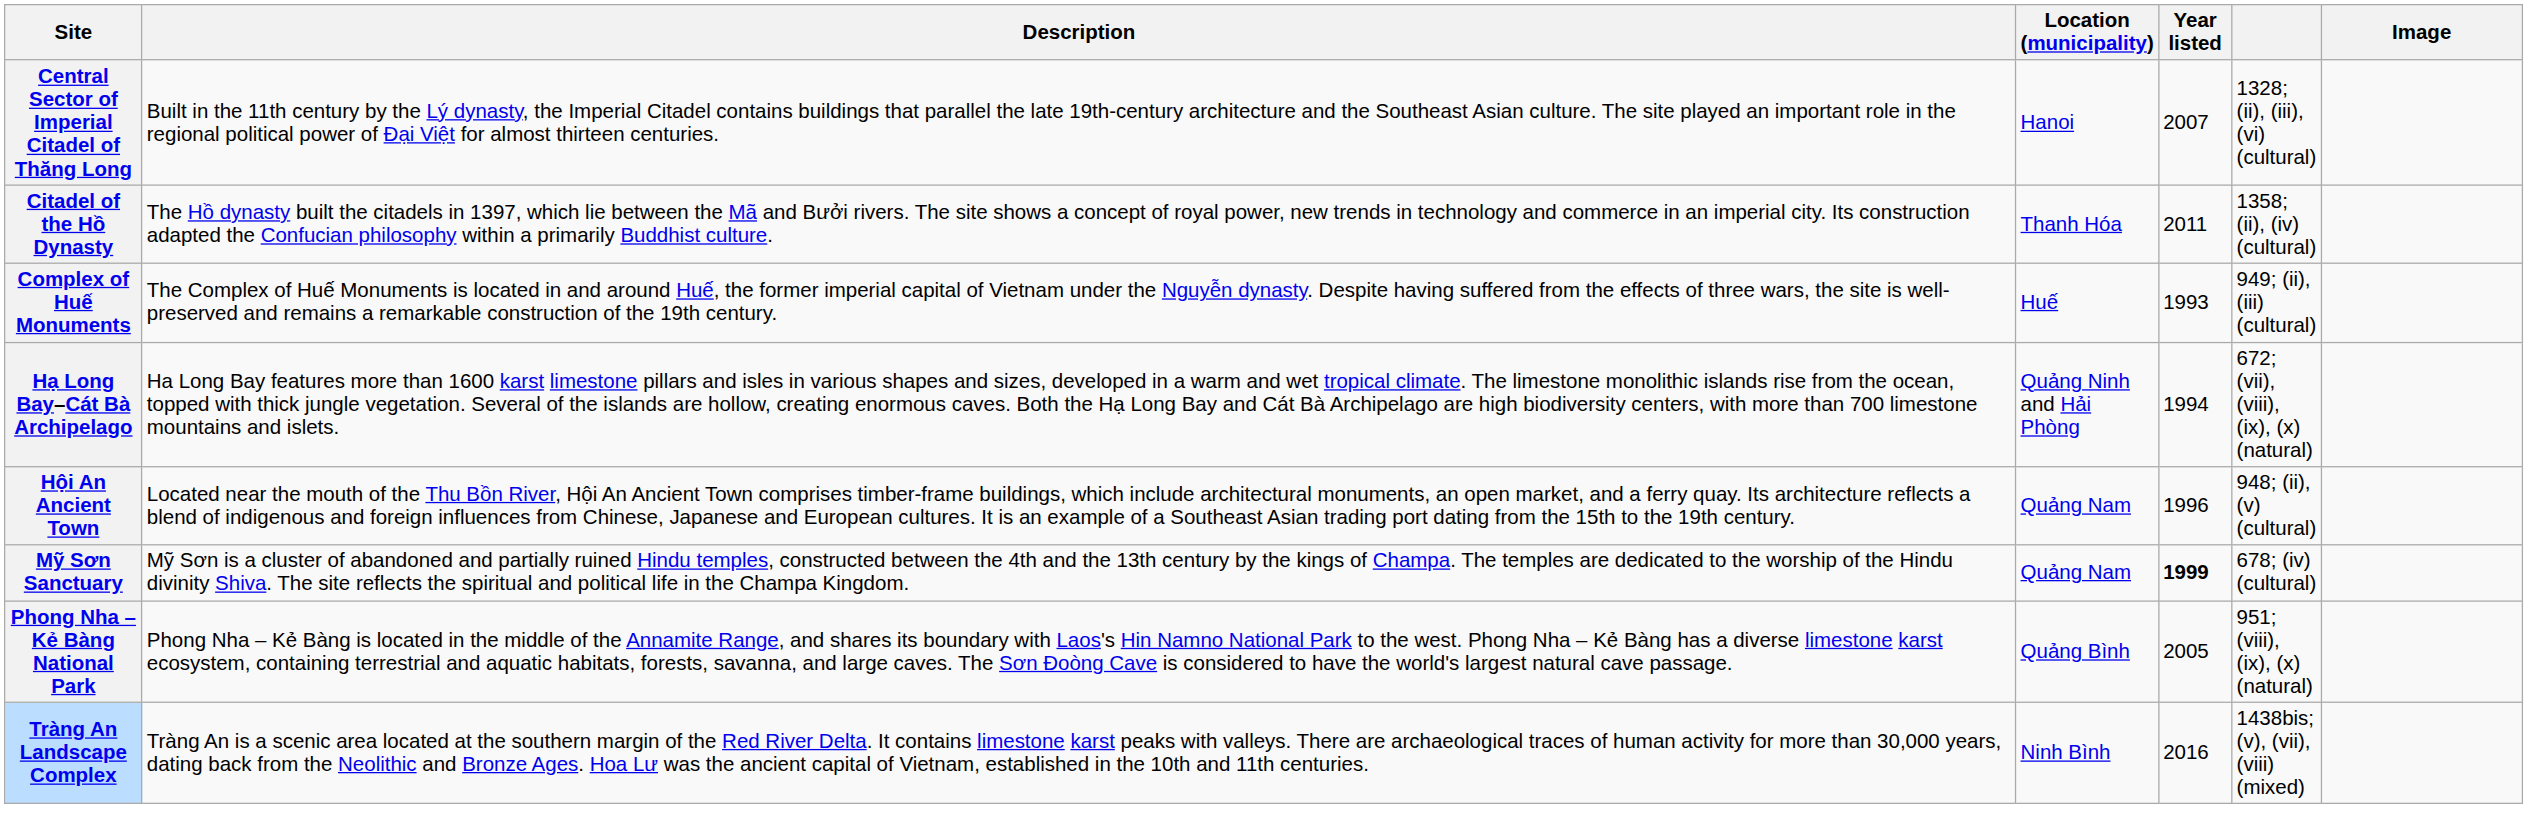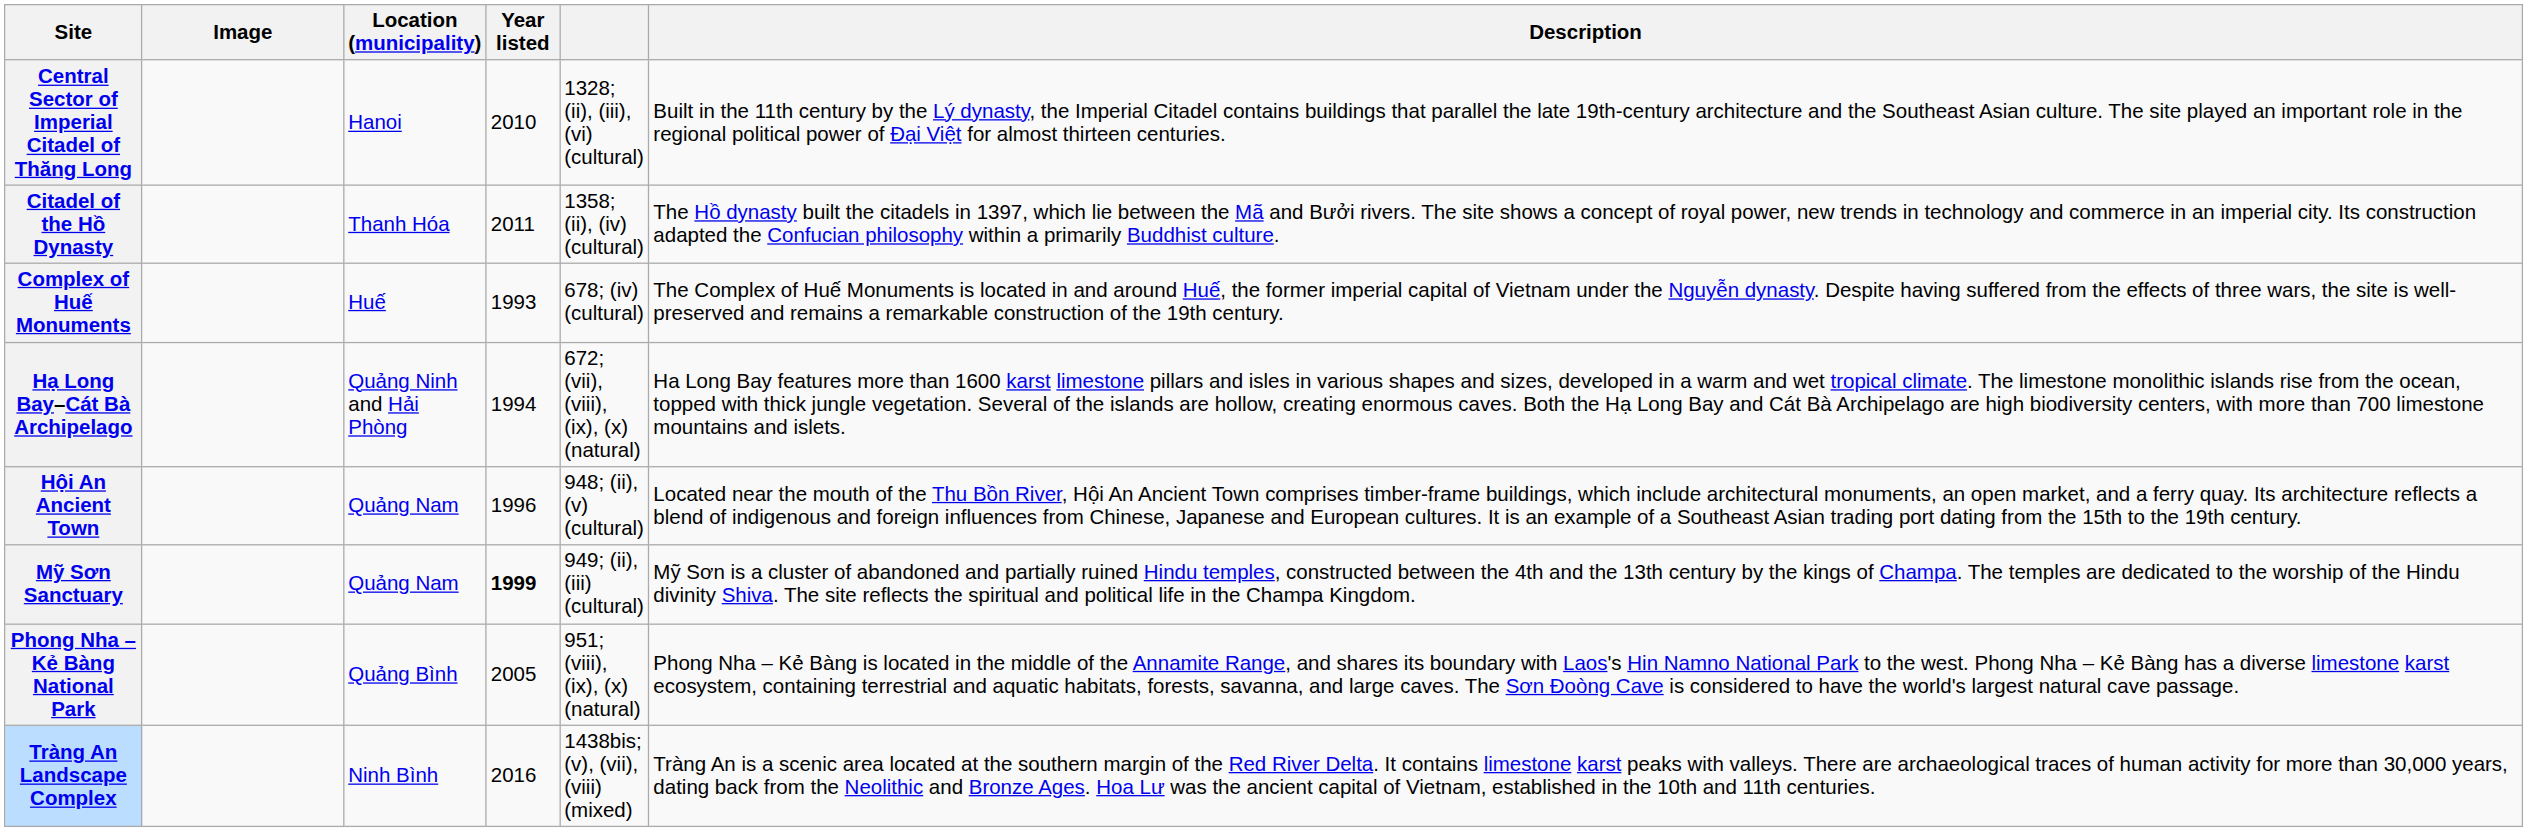columns swapped: (2422, 32) <-> (1079, 32)
(2186, 122) 2007 -> (514, 122) 2010
(2276, 302) 949; (ii), (iii) (cultural) -> (604, 302) 678; (iv) (cultural)
(2276, 572) 678; (iv) (cultural) -> (604, 584) 949; (ii), (iii) (cultural)
